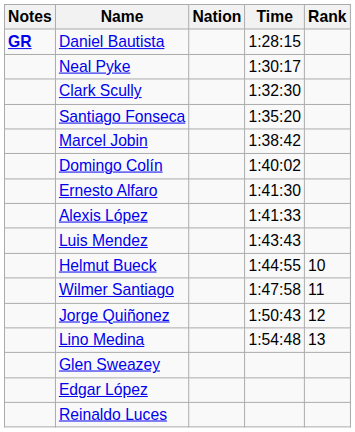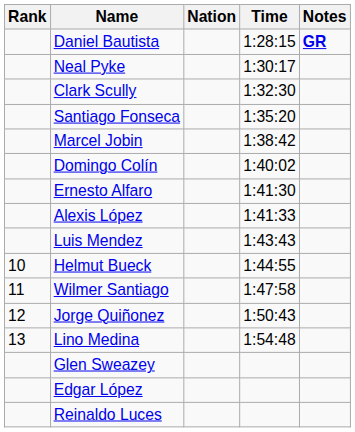columns swapped: (327, 16) <-> (30, 16)
